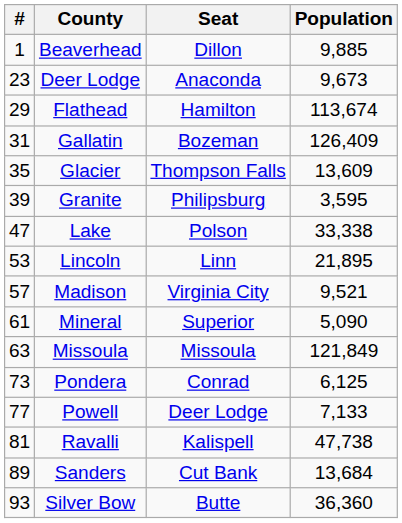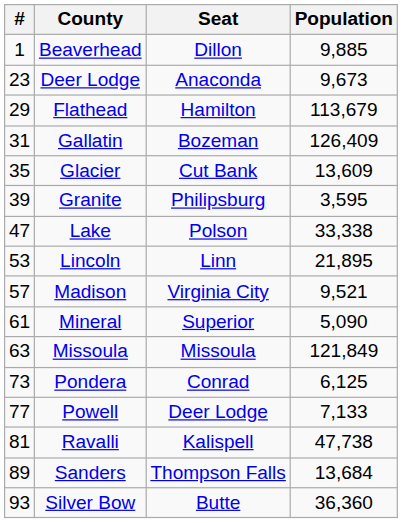(344, 110) 113,674 -> (344, 110) 113,679
(218, 170) Thompson Falls -> (218, 170) Cut Bank
(218, 472) Cut Bank -> (218, 472) Thompson Falls
